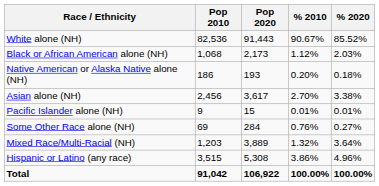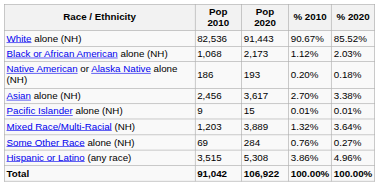rows swapped: (71, 127) <-> (71, 142)
